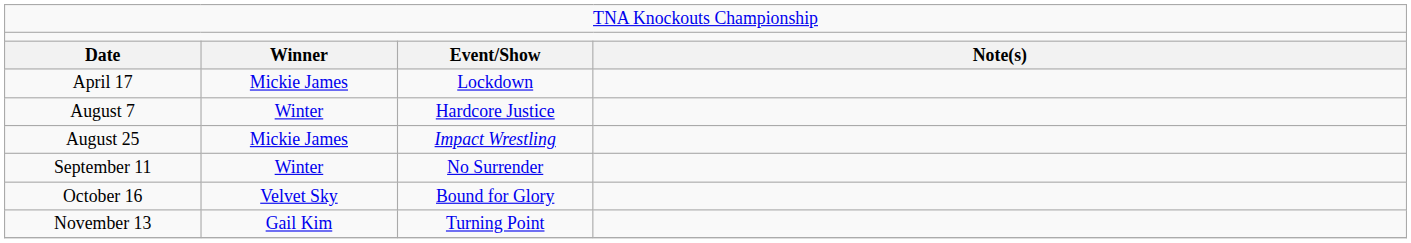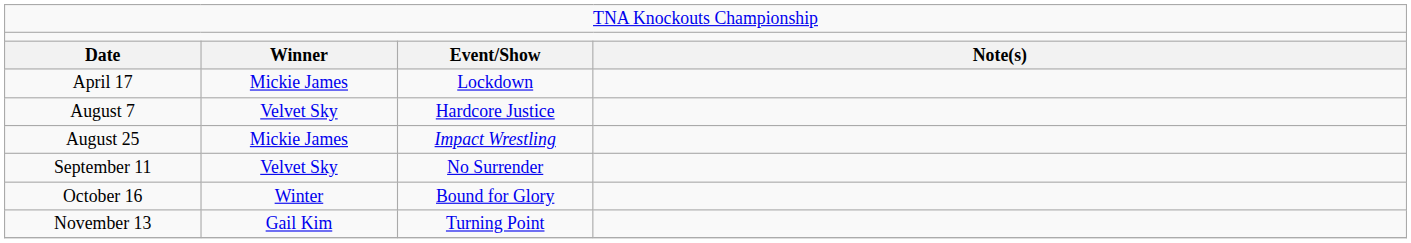(299, 111) Winter -> (299, 111) Velvet Sky
(299, 167) Winter -> (299, 167) Velvet Sky
(299, 195) Velvet Sky -> (299, 195) Winter
